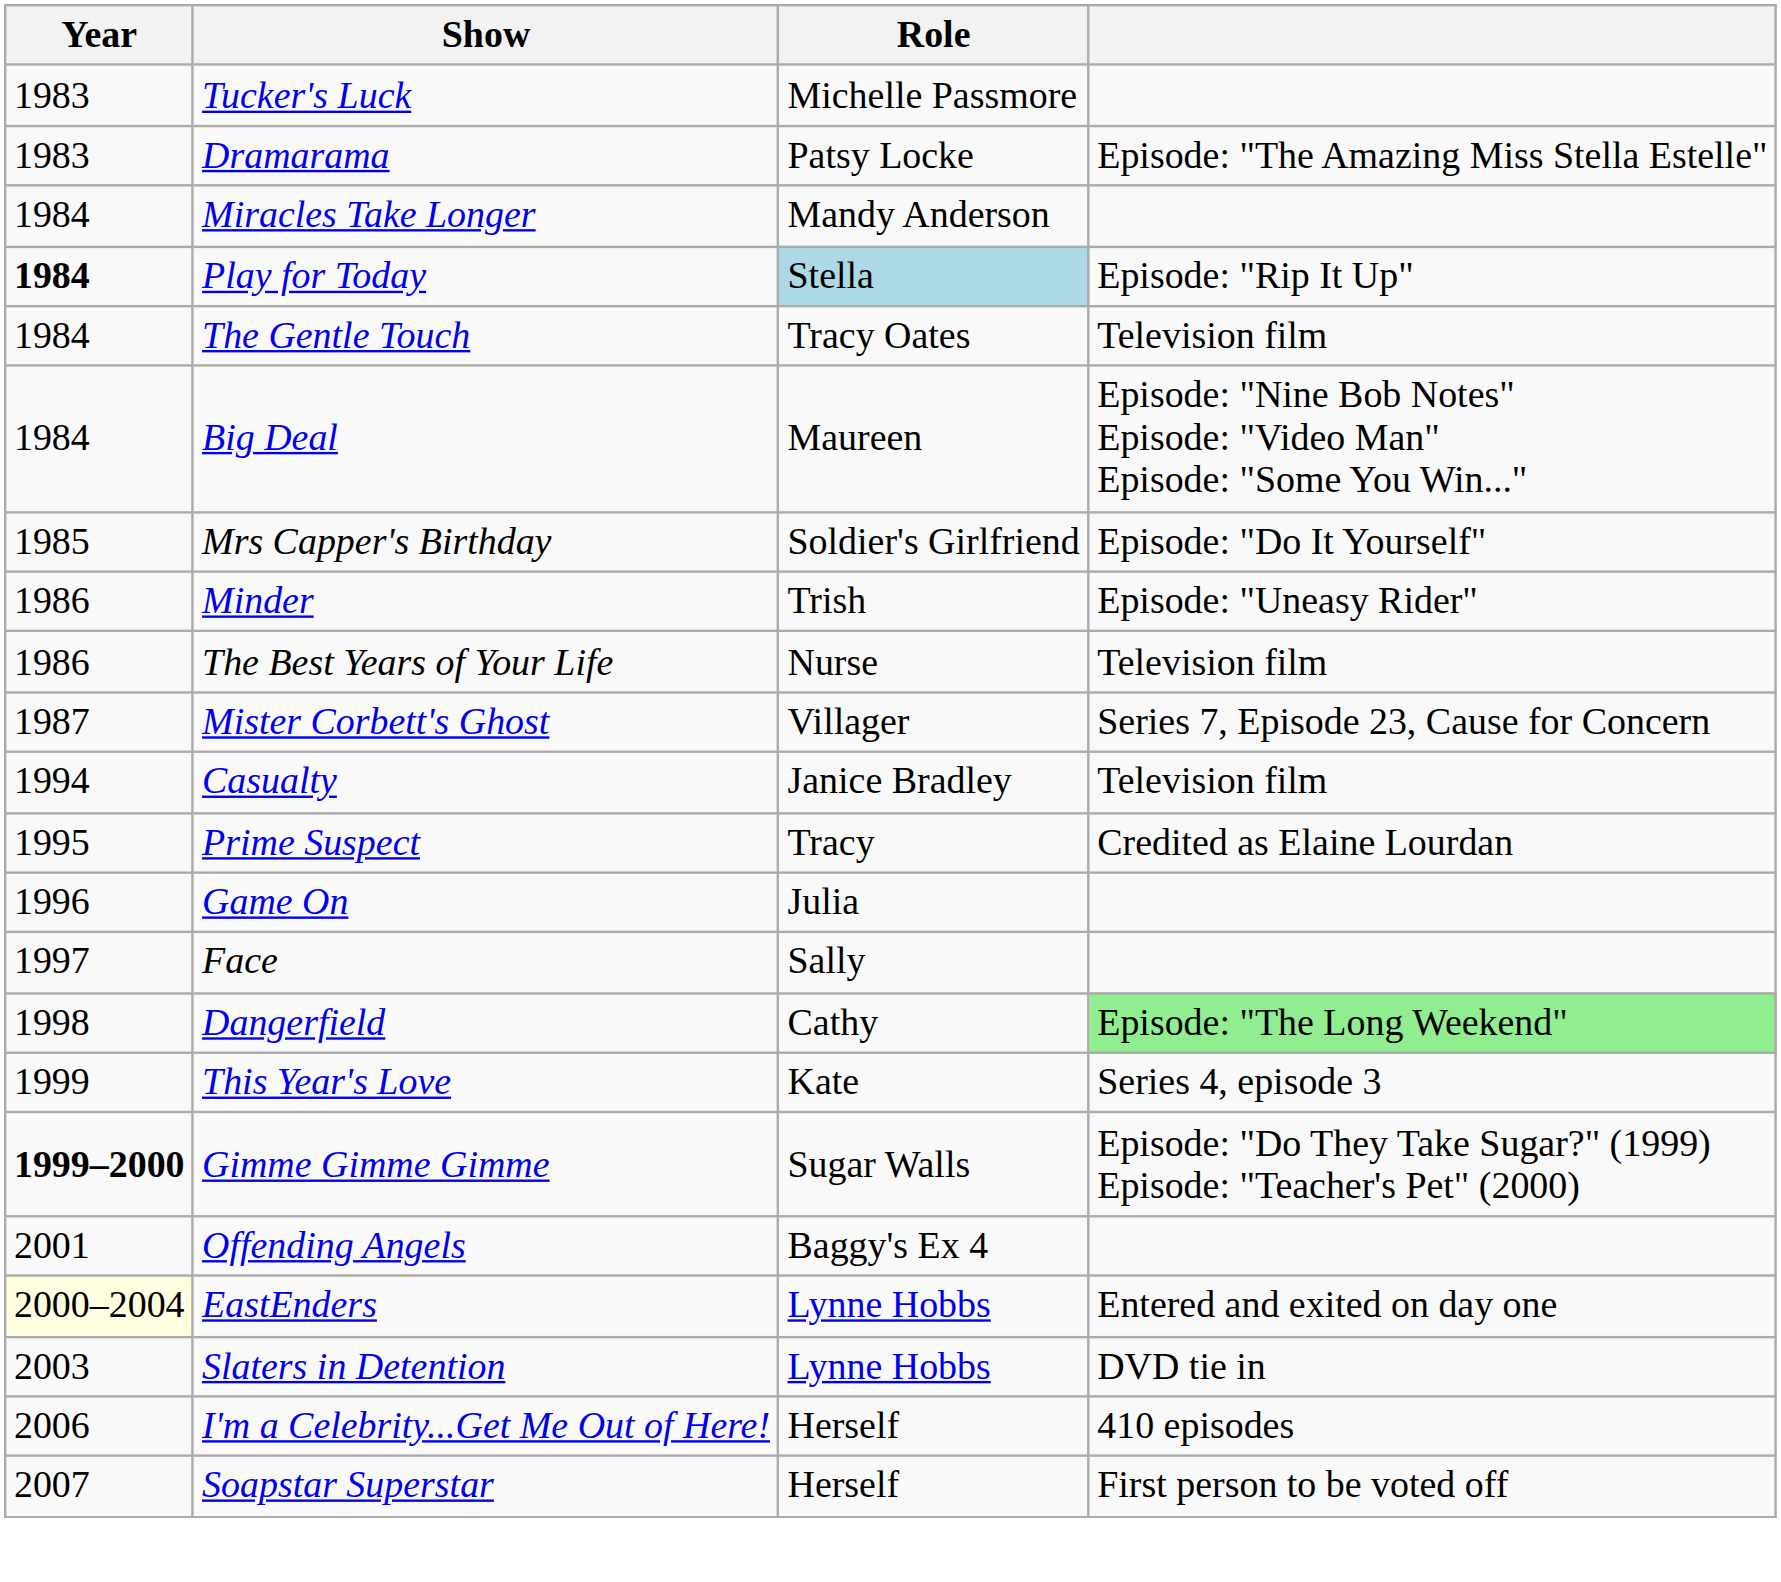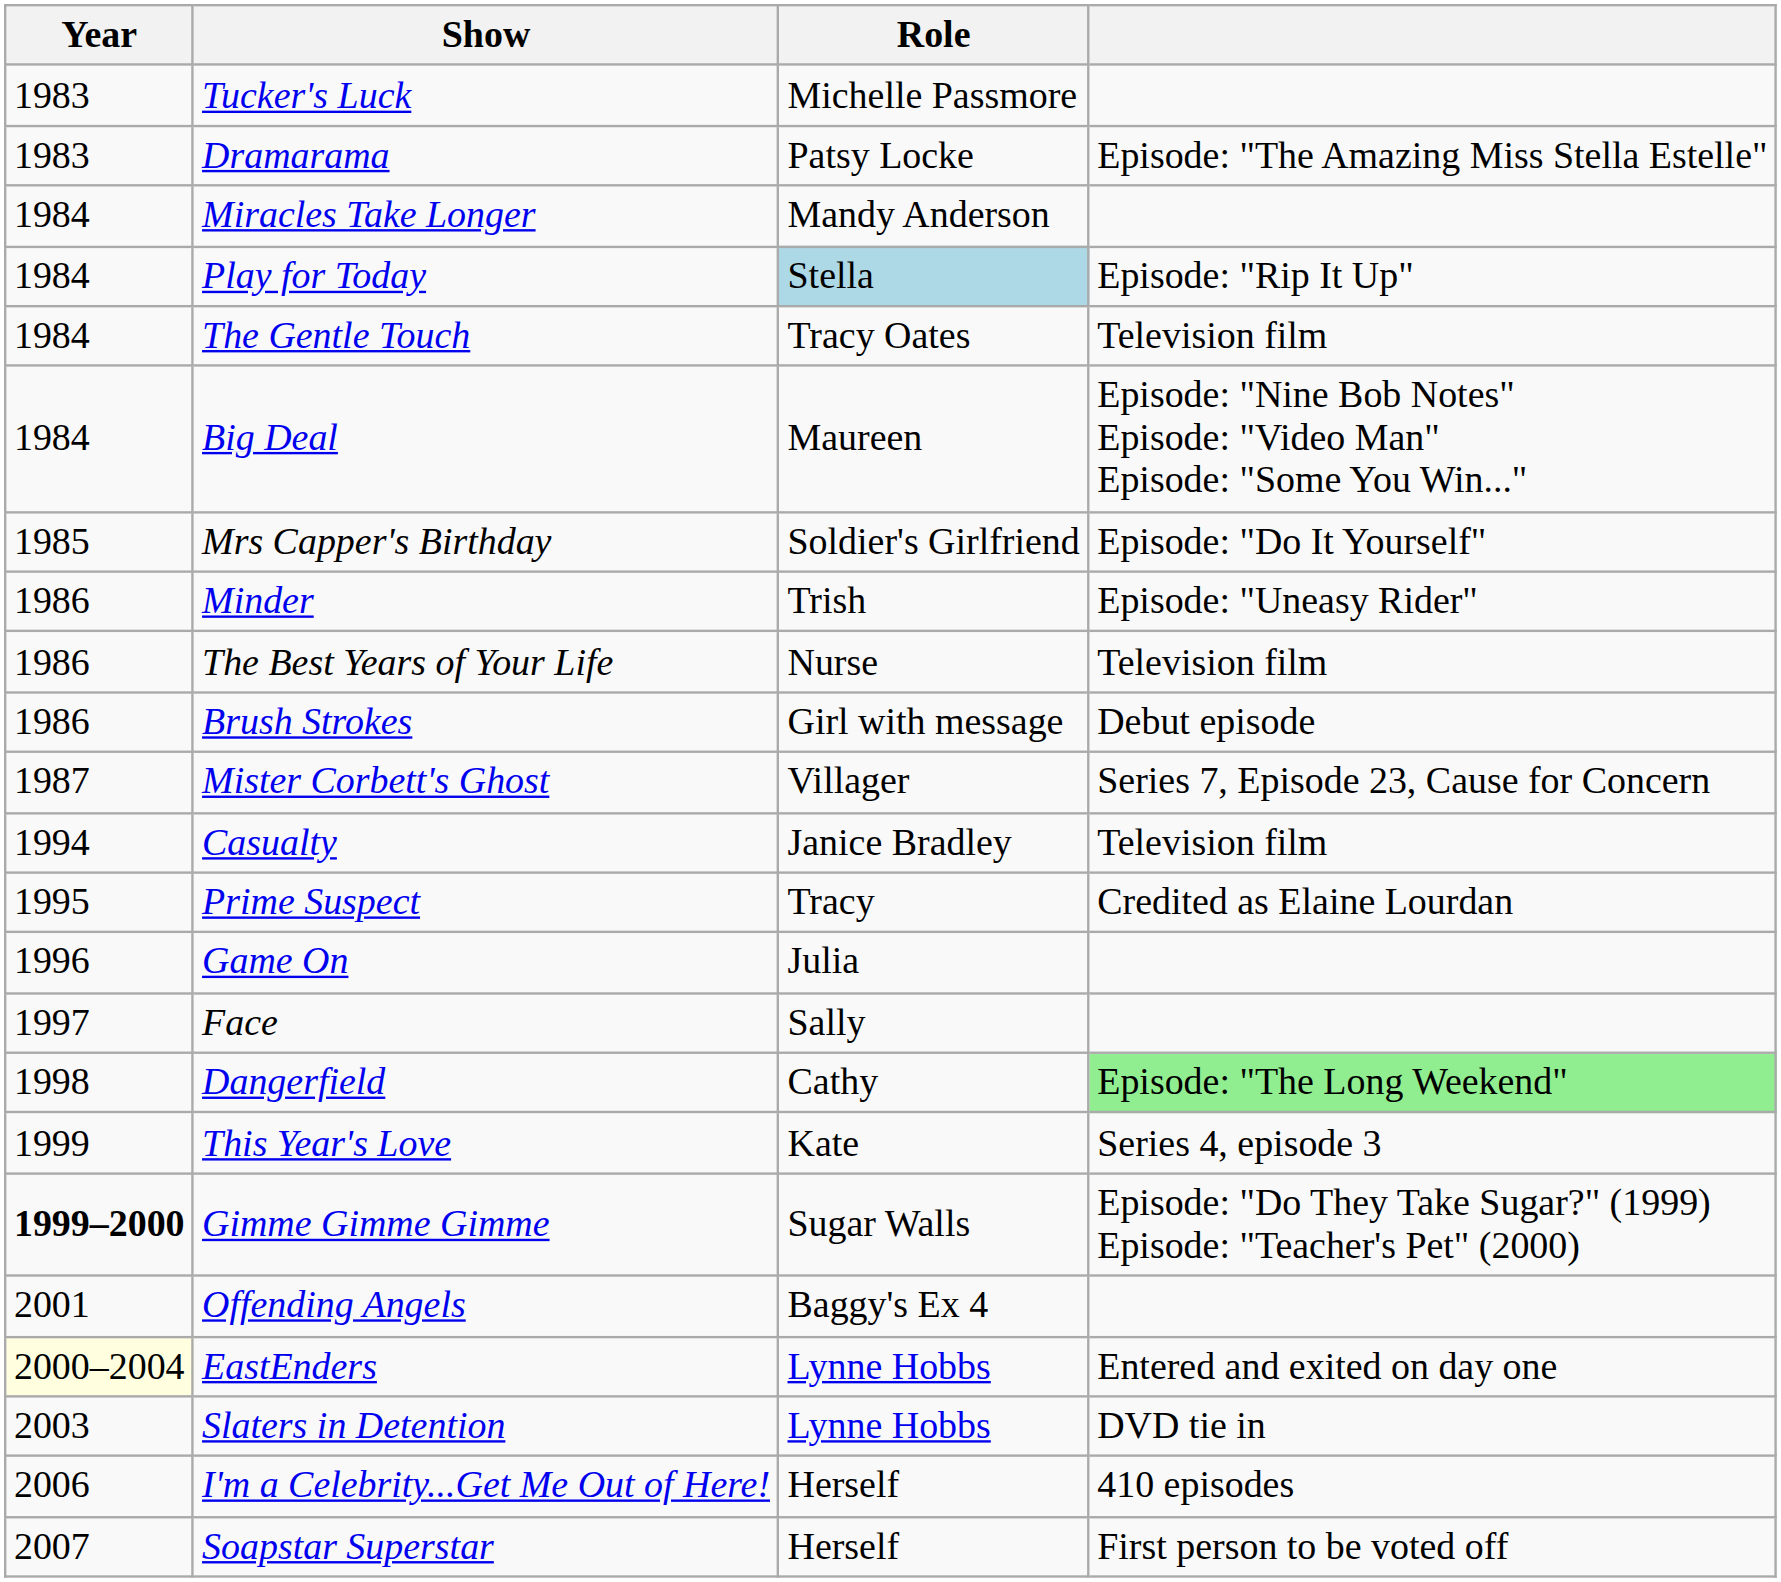(52, 275) bold -> (52, 275) normal
+ row: (307, 721)
